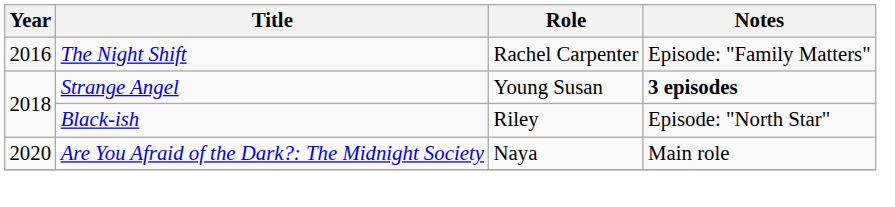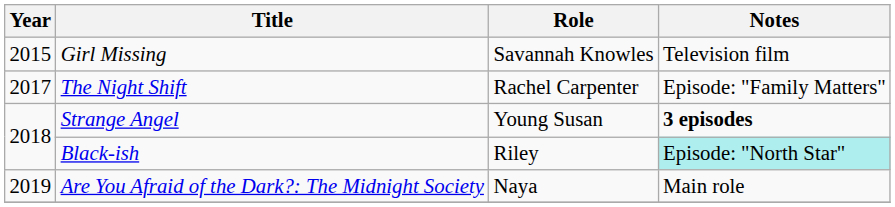+ row: (114, 53)
(30, 53) 2016 -> (30, 86) 2017
(739, 119) no background -> (754, 152) paleturquoise background
(30, 152) 2020 -> (30, 185) 2019
